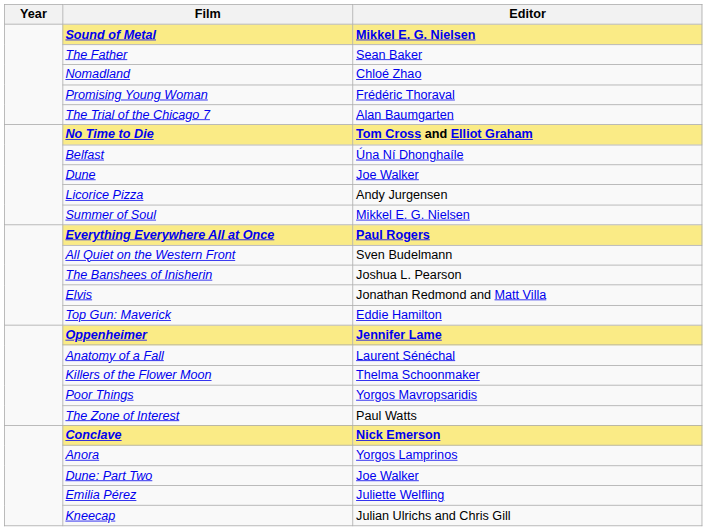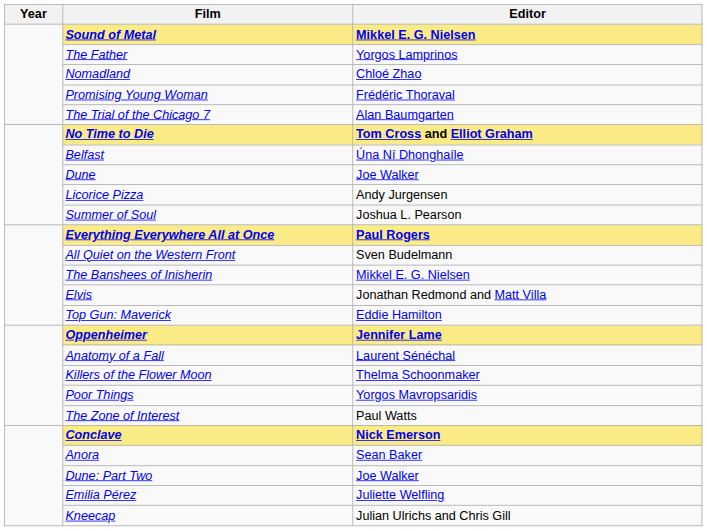(389, 54) Sean Baker -> (407, 54) Yorgos Lamprinos
(413, 214) Mikkel E. G. Nielsen -> (409, 214) Joshua L. Pearson
(409, 275) Joshua L. Pearson -> (413, 275) Mikkel E. G. Nielsen
(407, 455) Yorgos Lamprinos -> (389, 455) Sean Baker
